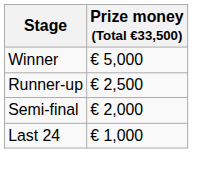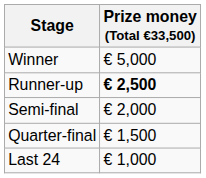(117, 85) normal -> (130, 85) bold
+ row: (52, 135)
